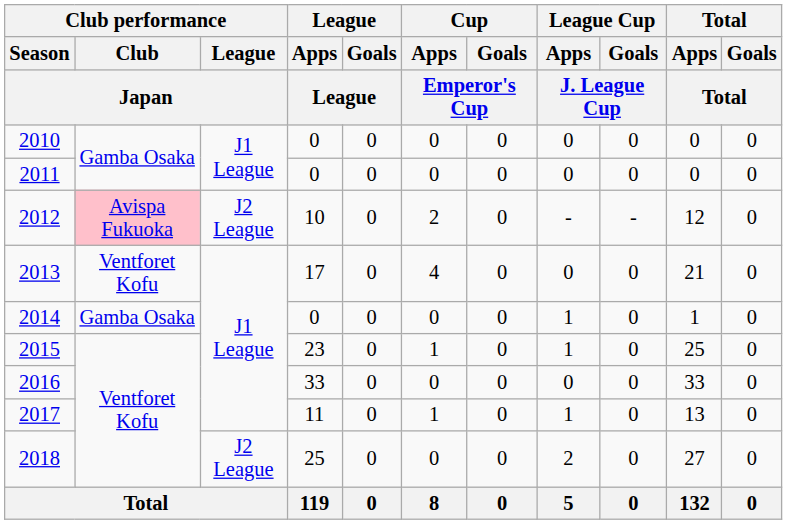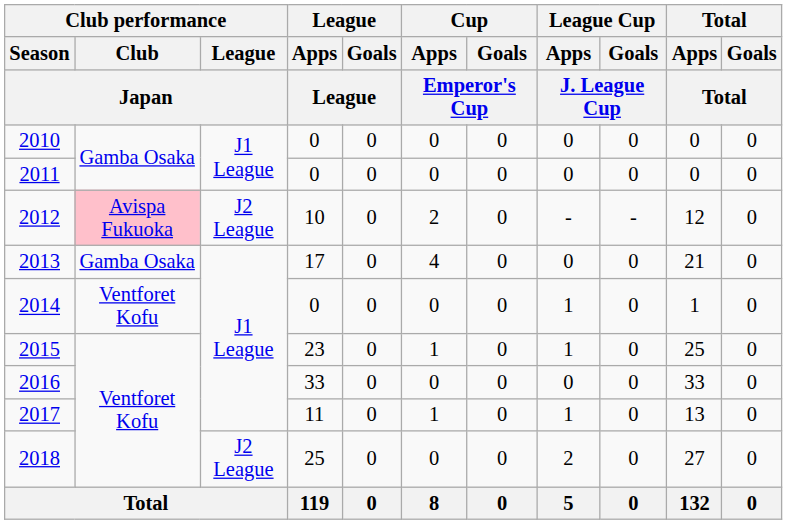(137, 273) Ventforet Kofu -> (137, 261) Gamba Osaka
(137, 317) Gamba Osaka -> (137, 305) Ventforet Kofu
